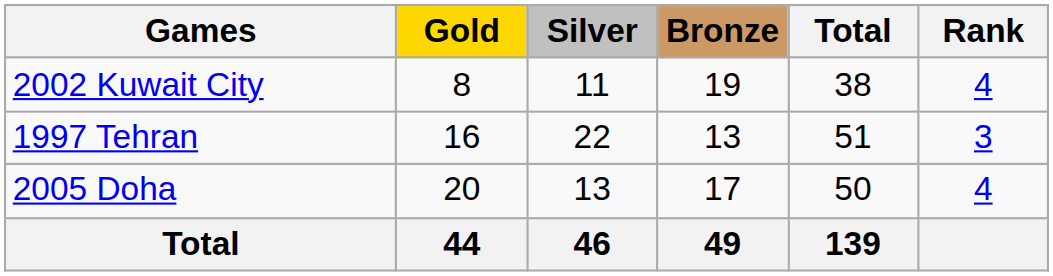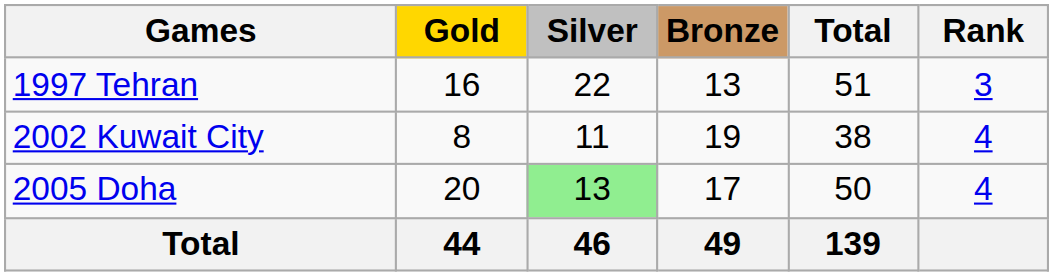rows swapped: (105, 137) <-> (138, 84)
(592, 190) no background -> (592, 190) lightgreen background
